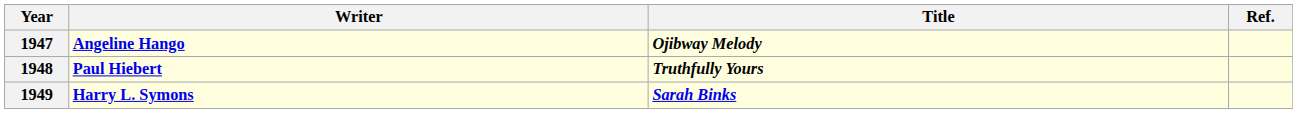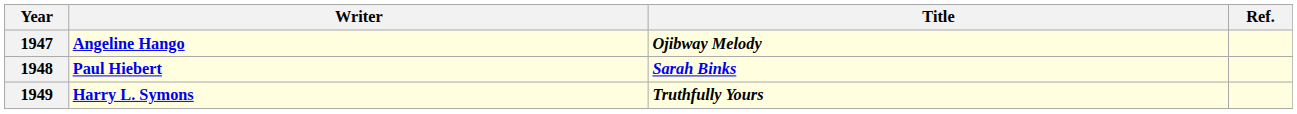(708, 69) Truthfully Yours -> (694, 69) Sarah Binks
(694, 95) Sarah Binks -> (708, 95) Truthfully Yours
